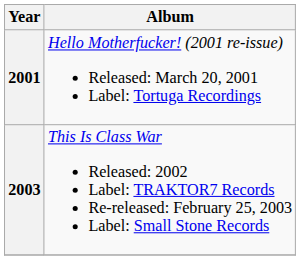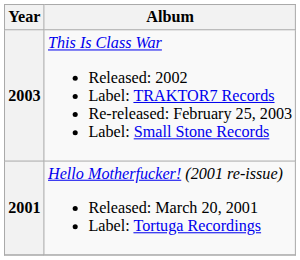rows swapped: (24, 77) <-> (24, 189)
